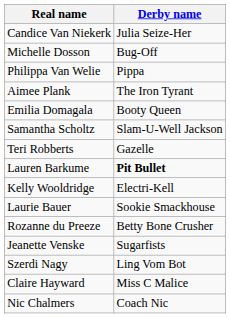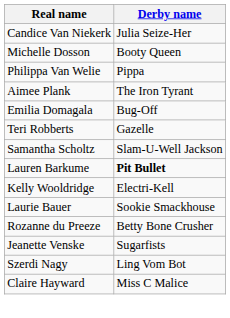(137, 52) Bug-Off -> (149, 52) Booty Queen
(149, 110) Booty Queen -> (137, 110) Bug-Off
rows swapped: (51, 129) <-> (40, 149)
- row: (41, 303)
